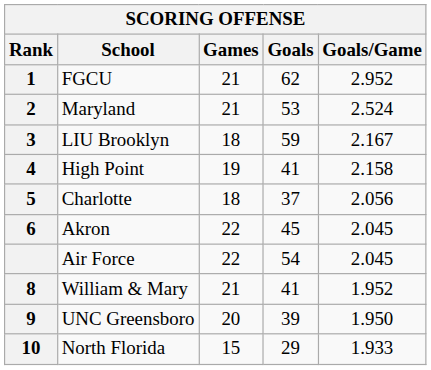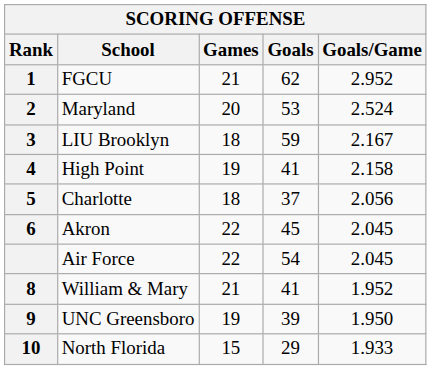(231, 109) 21 -> (231, 109) 20
(231, 318) 20 -> (231, 318) 19
